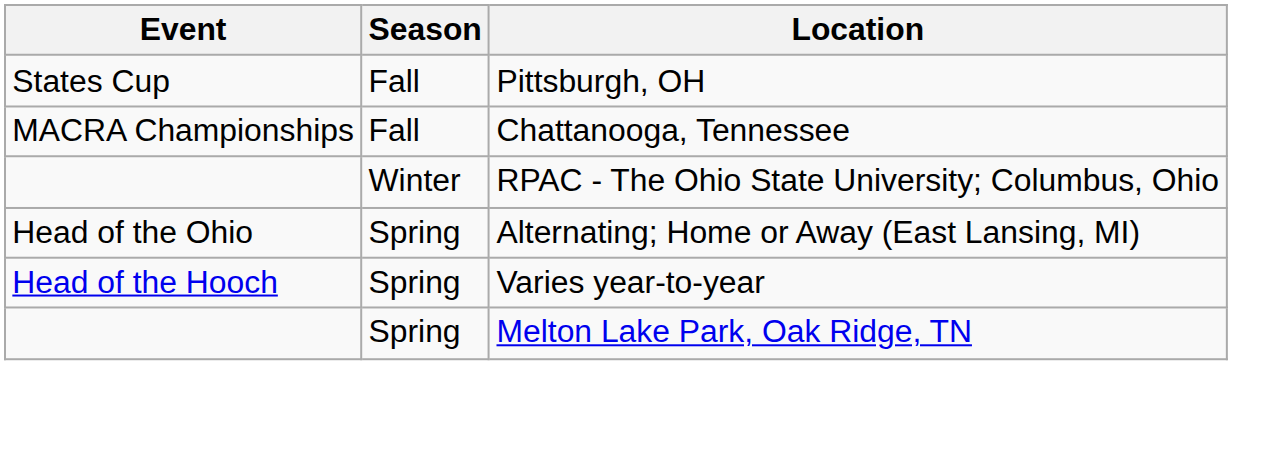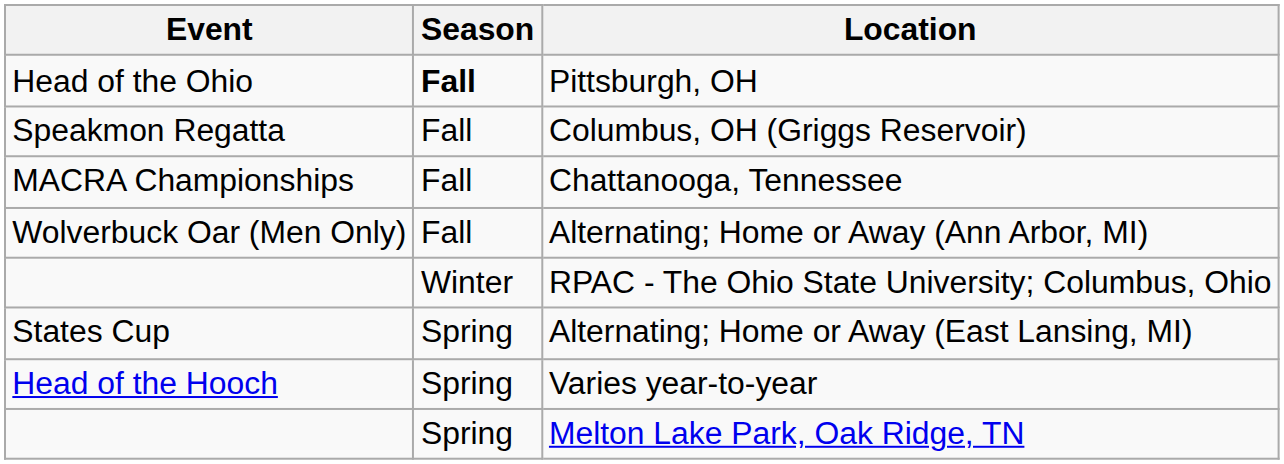(91, 80) States Cup -> (133, 80) Head of the Ohio
(394, 80) normal -> (448, 80) bold
+ row: (788, 130)
+ row: (849, 231)
(133, 231) Head of the Ohio -> (91, 332) States Cup
